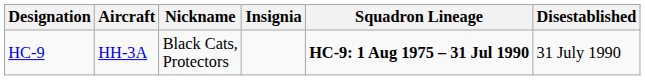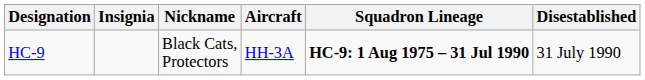columns swapped: (274, 17) <-> (127, 17)
